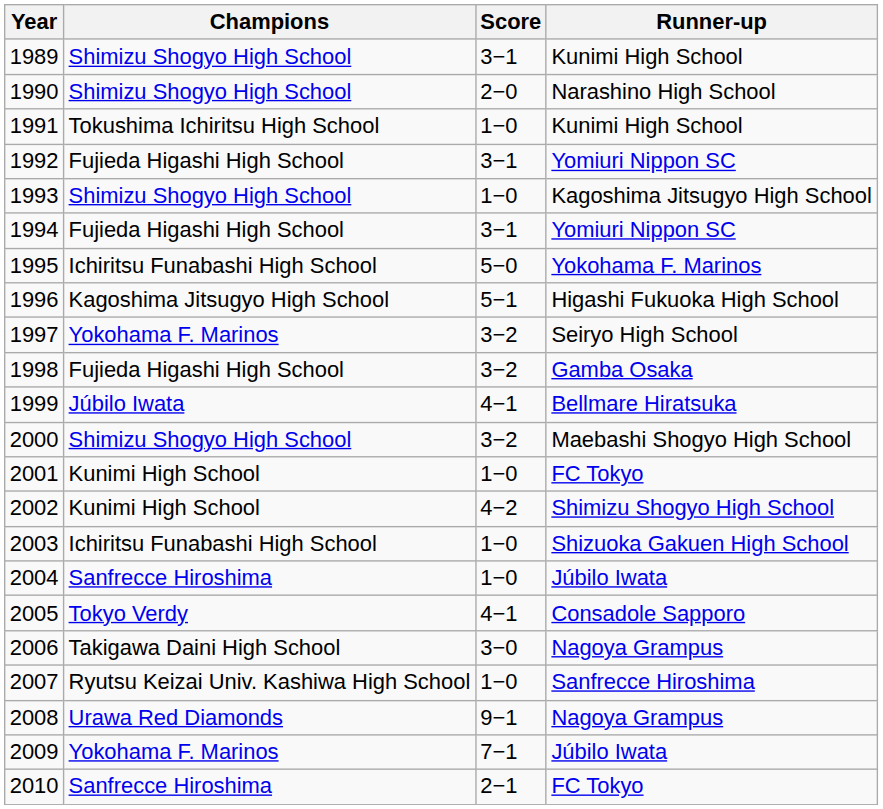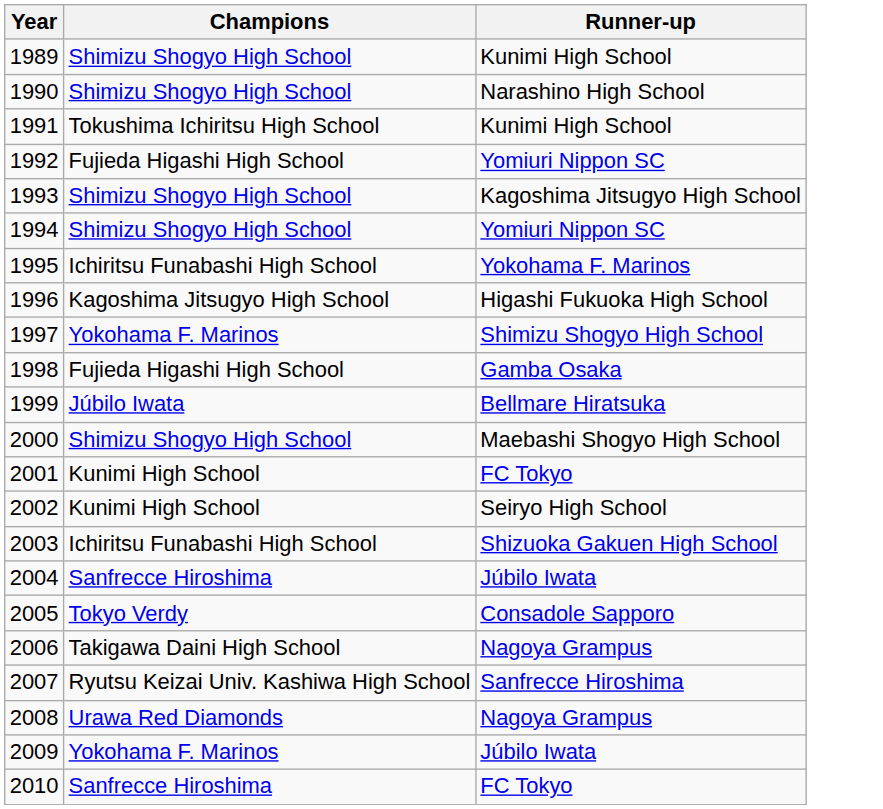- column: (511, 21)
(206, 230) Fujieda Higashi High School -> (210, 230) Shimizu Shogyo High School
(645, 334) Seiryo High School -> (622, 334) Shimizu Shogyo High School
(693, 508) Shimizu Shogyo High School -> (574, 508) Seiryo High School
